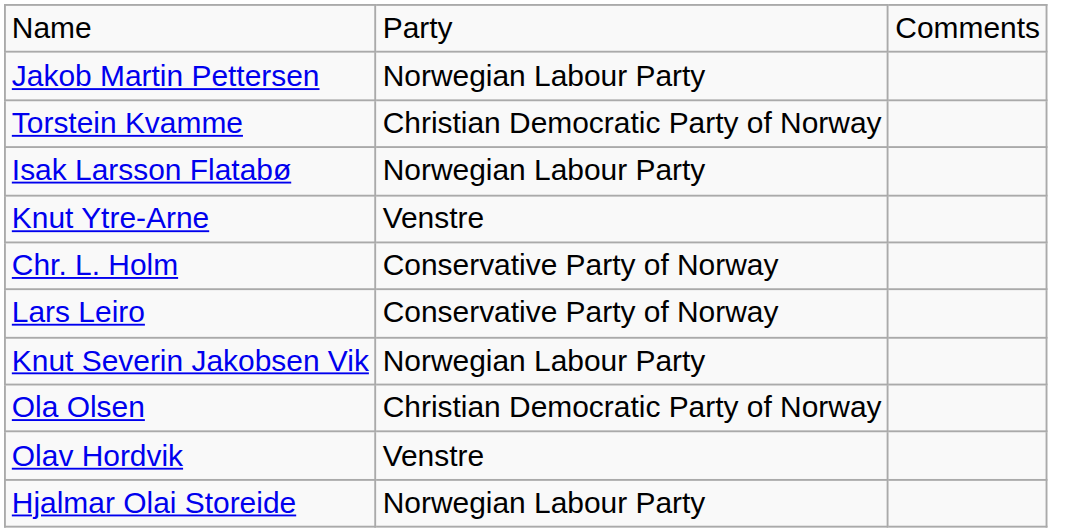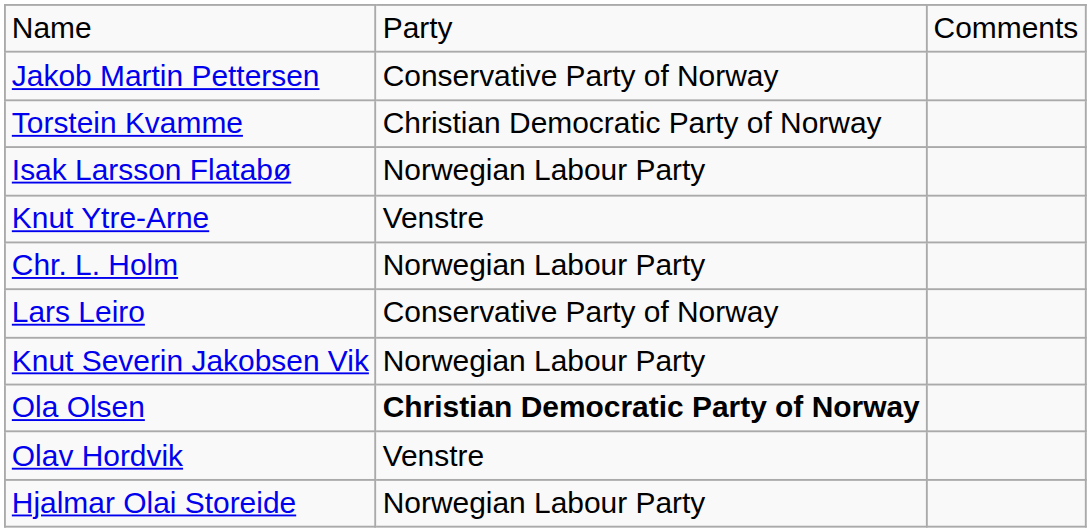(544, 75) Norwegian Labour Party -> (581, 75) Conservative Party of Norway
(581, 265) Conservative Party of Norway -> (544, 265) Norwegian Labour Party
(632, 407) normal -> (651, 407) bold
